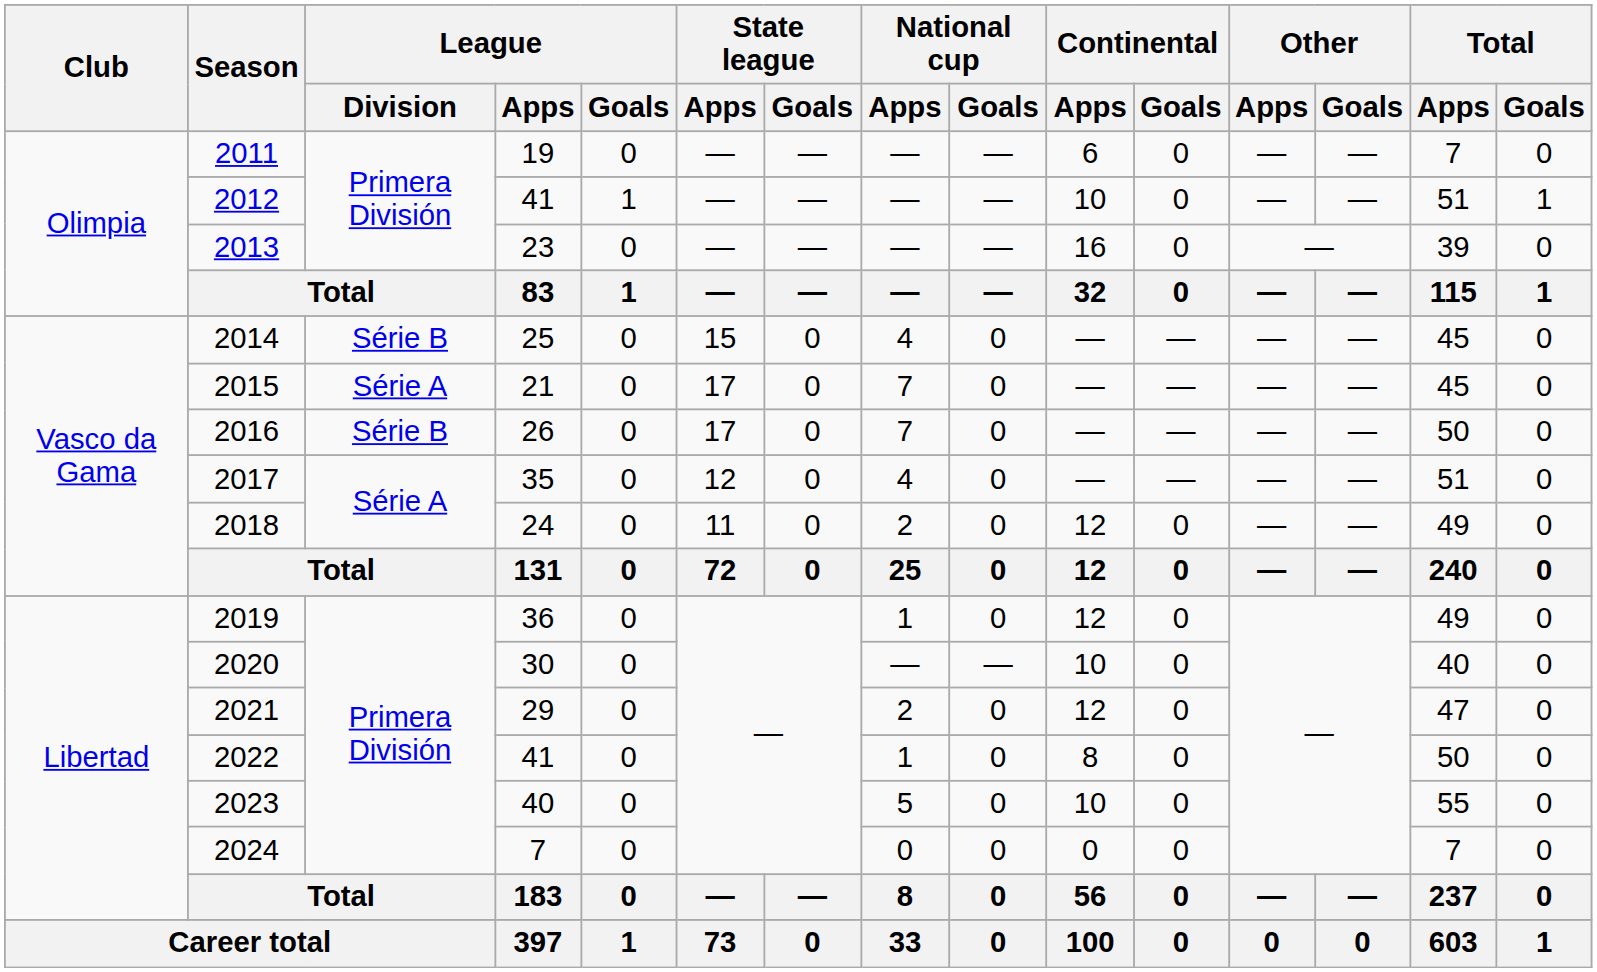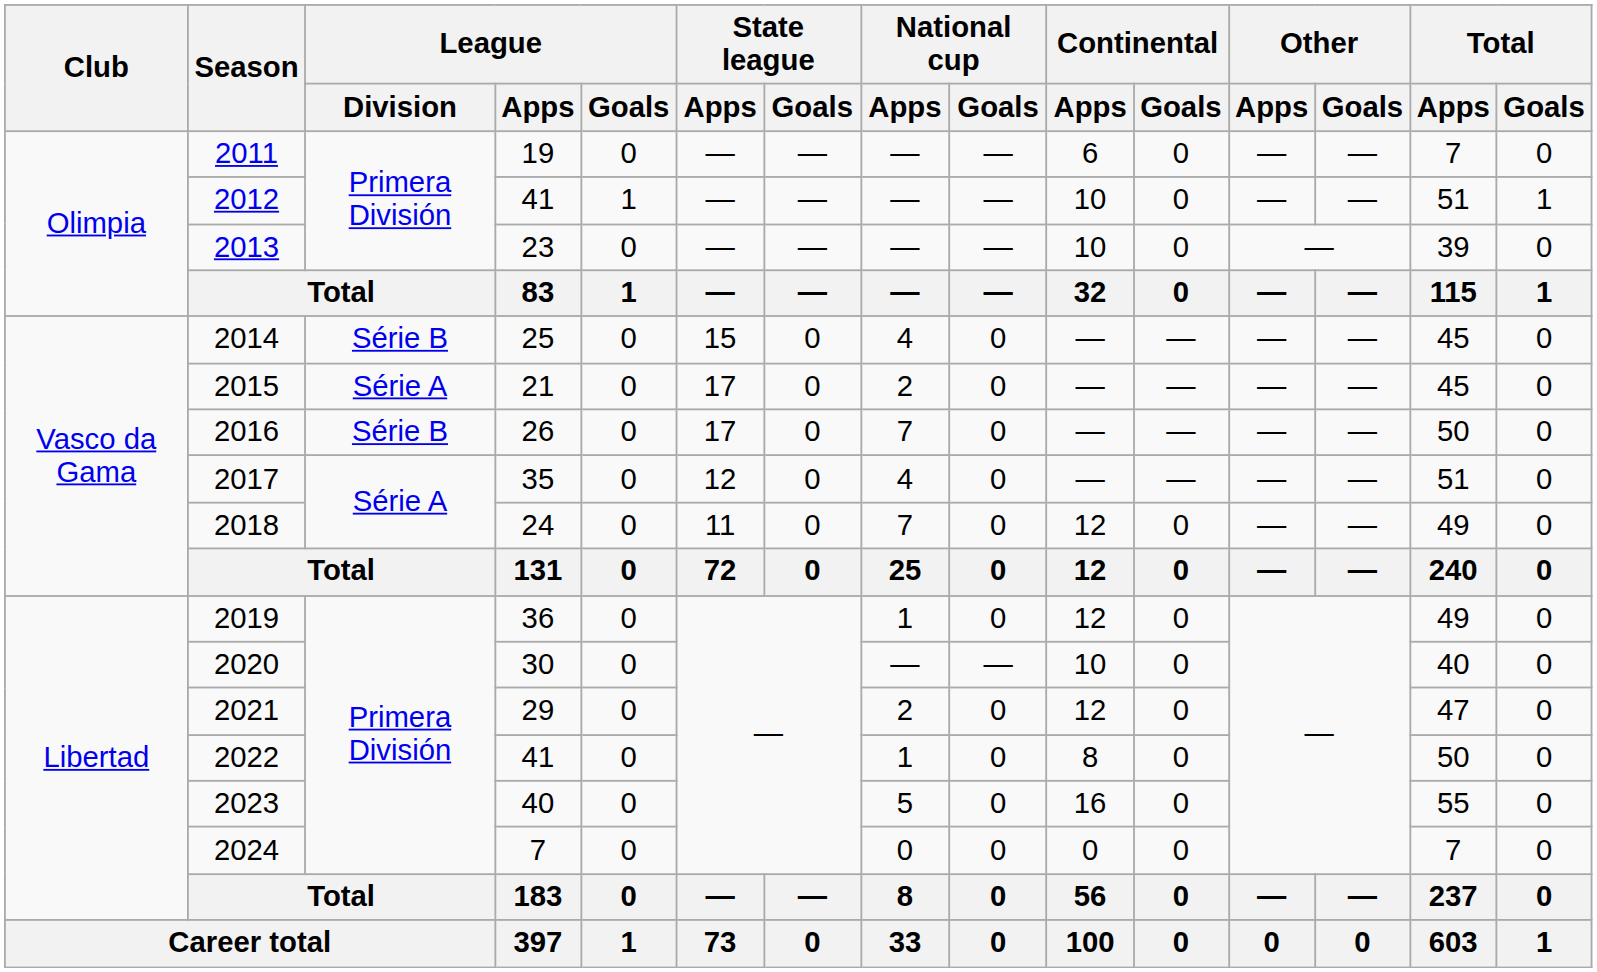(1090, 246) 16 -> (1090, 246) 10
(905, 385) 7 -> (905, 385) 2
(905, 525) 2 -> (905, 525) 7
(1090, 803) 10 -> (1090, 803) 16
